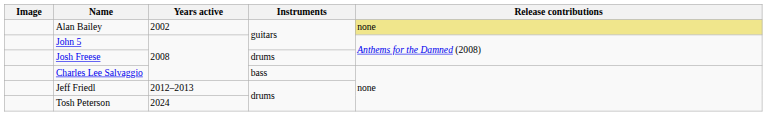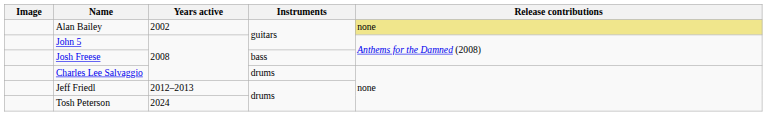(263, 57) drums -> (259, 57) bass
(259, 73) bass -> (263, 73) drums
